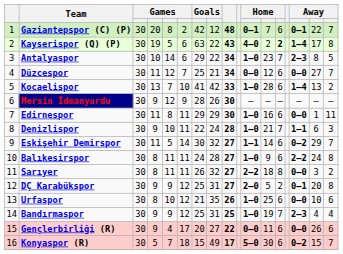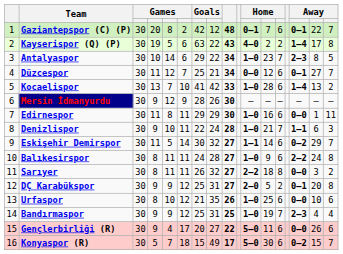(280, 44) bold -> (280, 44) normal
(299, 72) 0–0 -> (299, 72) 0–1
(251, 229) 0–0 -> (251, 229) 5–0
